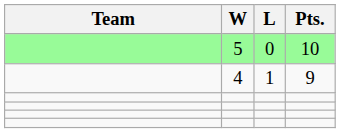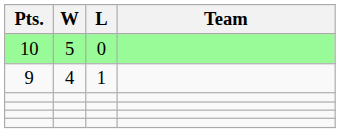columns swapped: (113, 19) <-> (310, 19)
